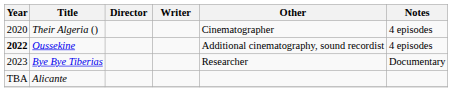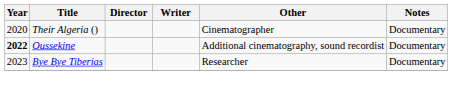(411, 29) 4 episodes -> (417, 29) Documentary
(411, 45) 4 episodes -> (417, 45) Documentary
- row: (50, 78)
